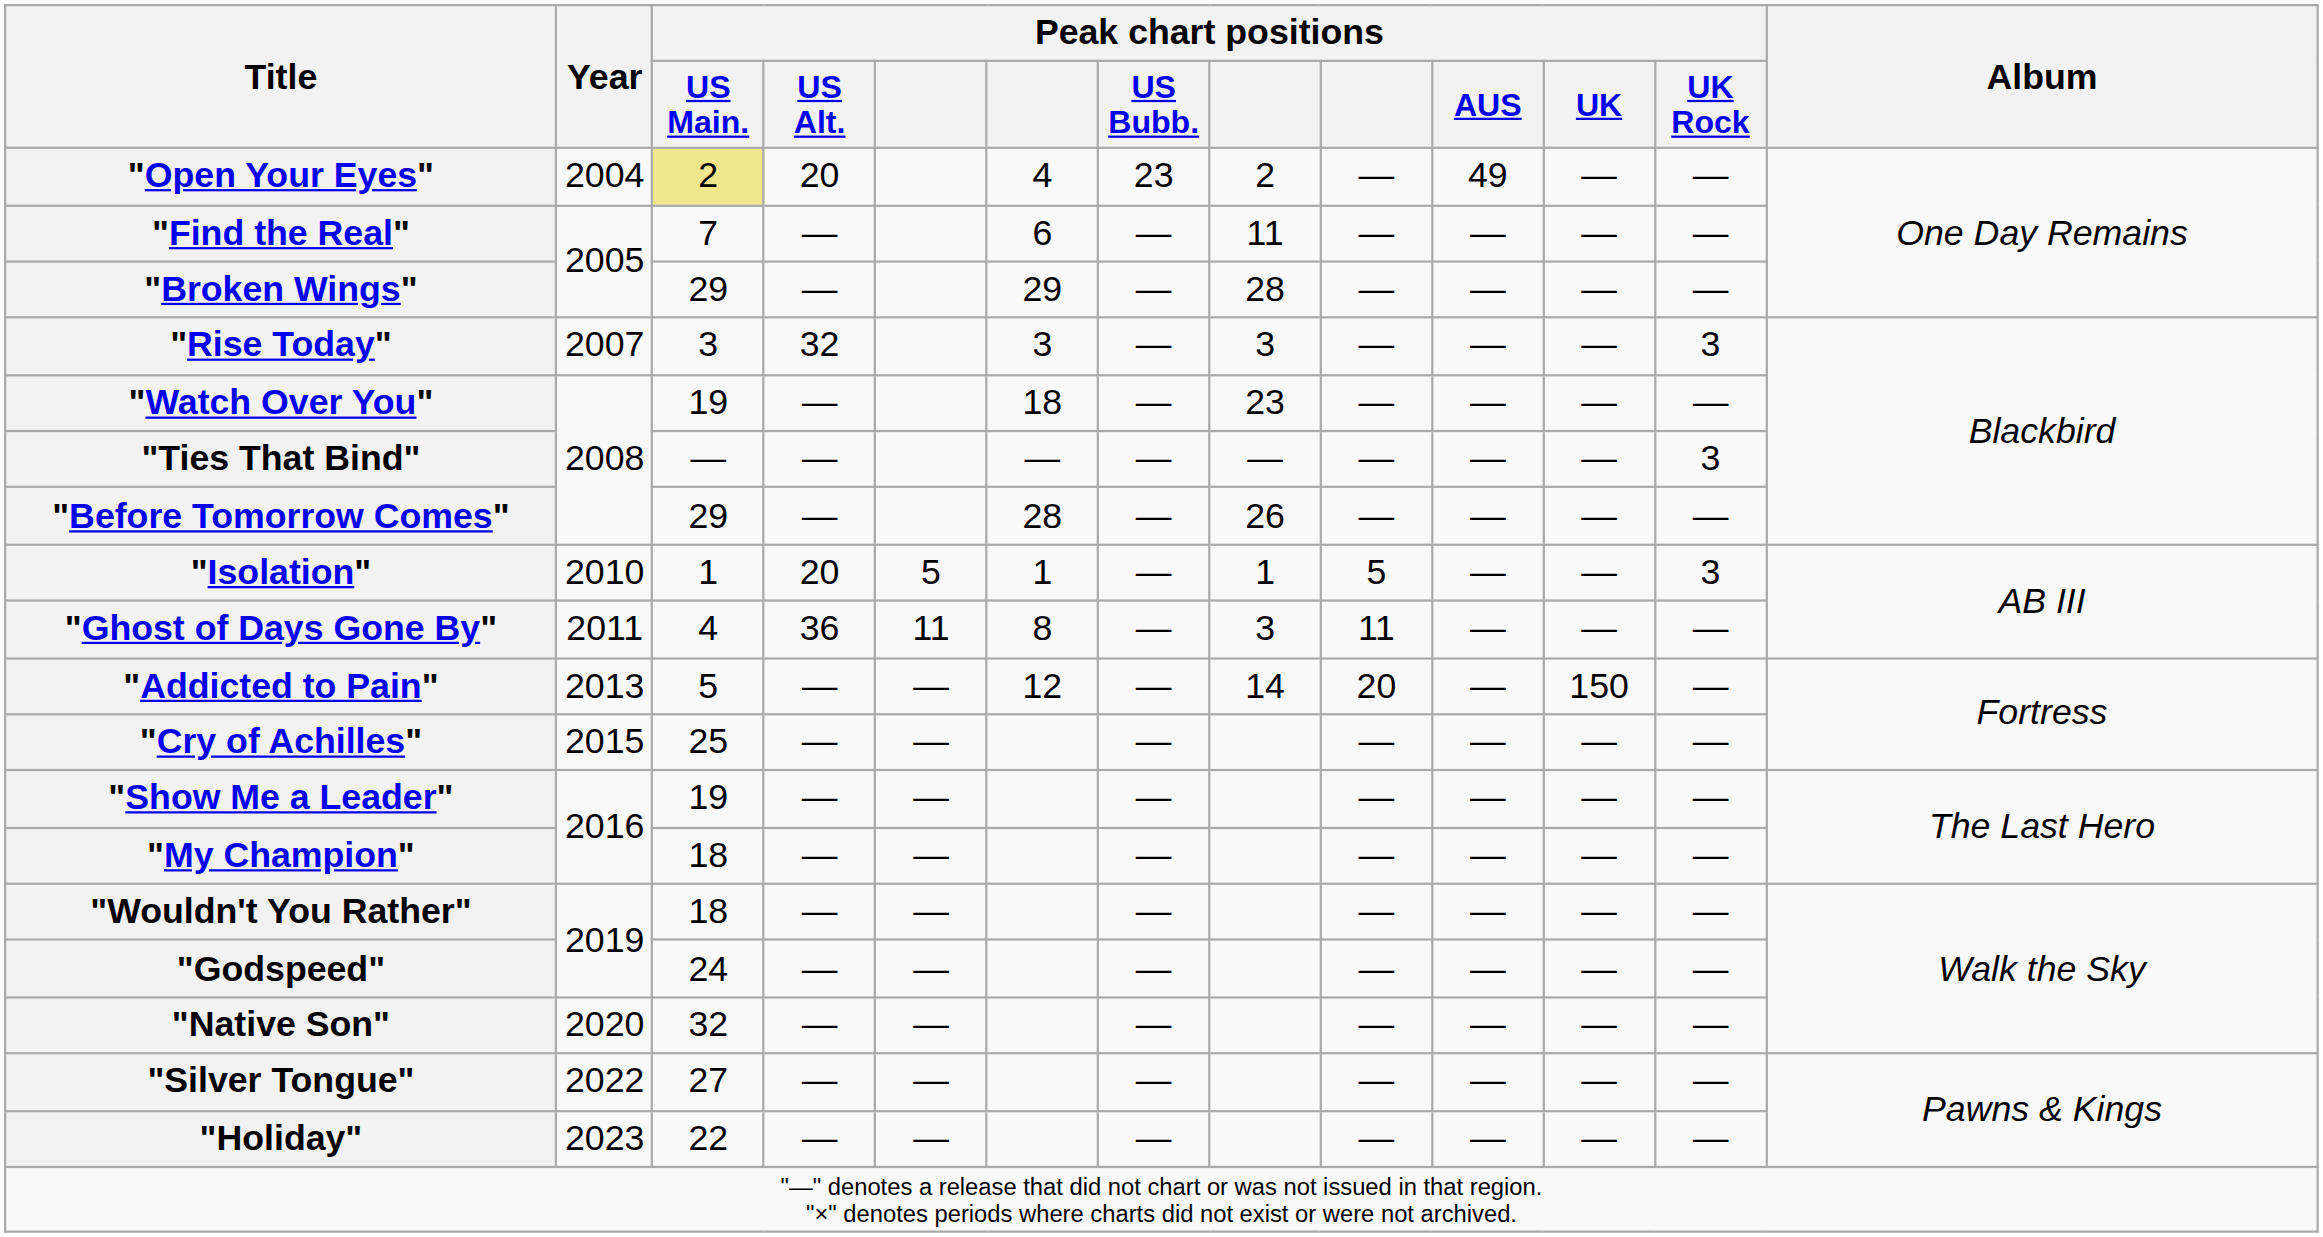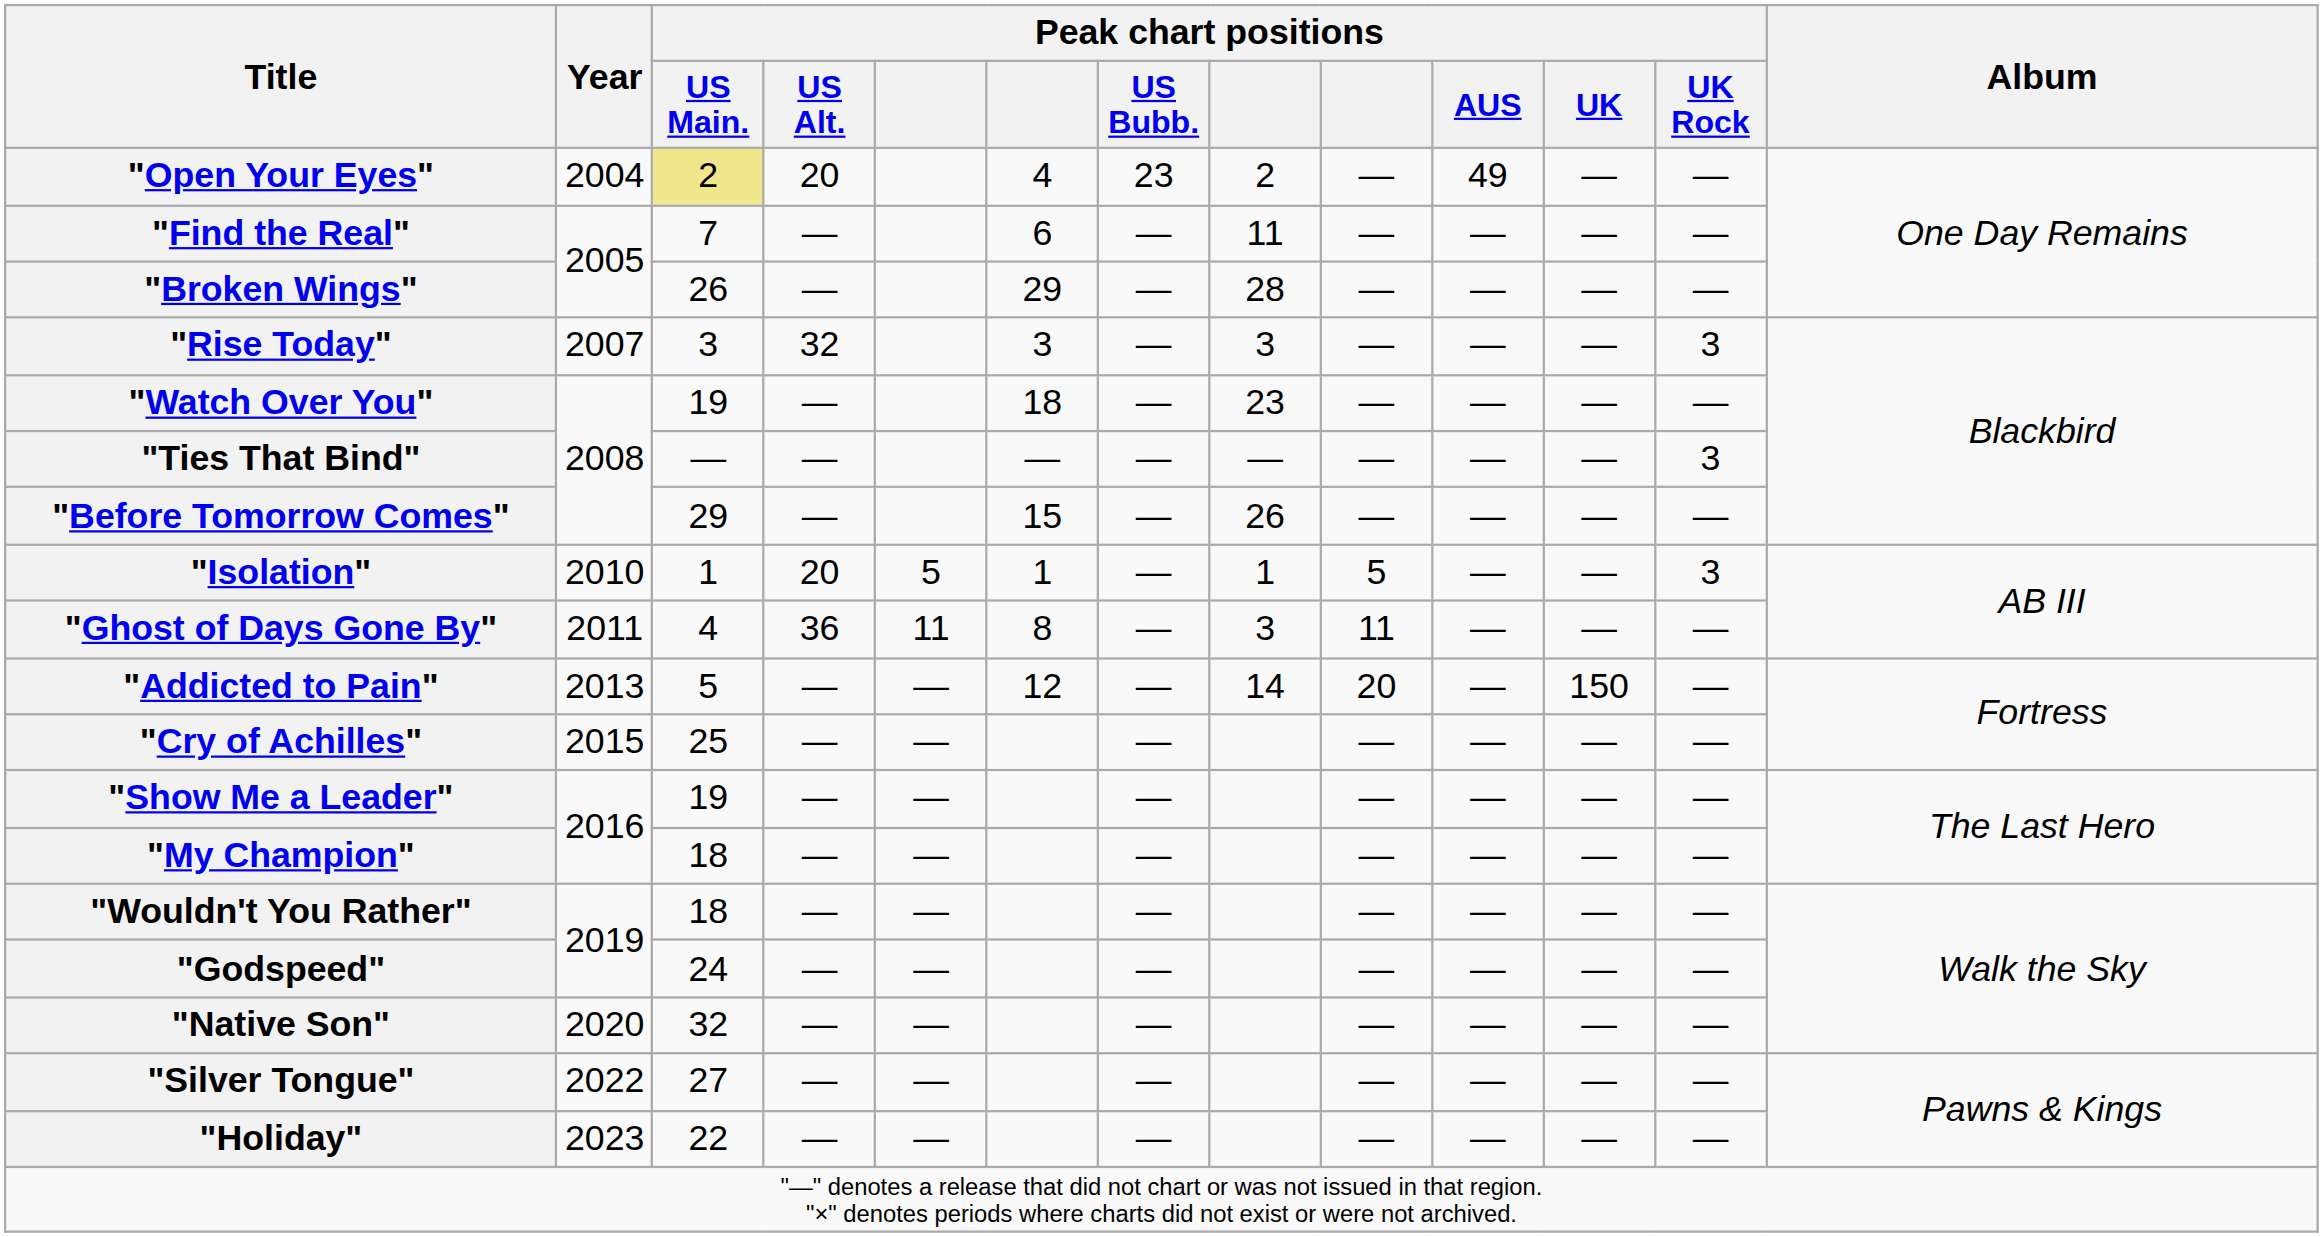(708, 288) 29 -> (708, 288) 26
(1042, 515) 28 -> (1042, 515) 15
